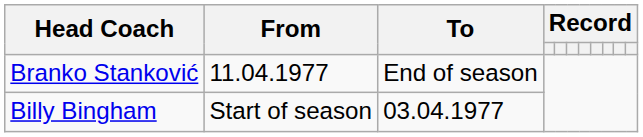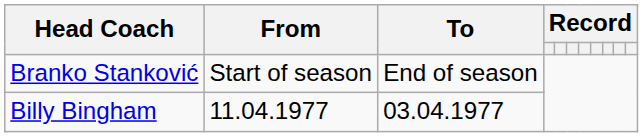(269, 73) 11.04.1977 -> (291, 73) Start of season
(291, 111) Start of season -> (269, 111) 11.04.1977
